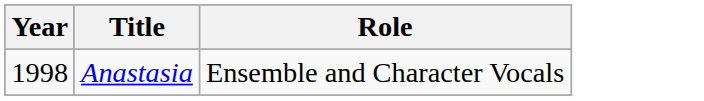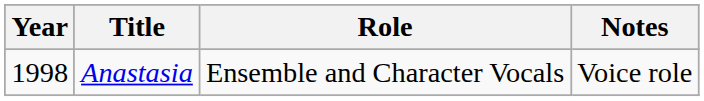+ column: (635, 26)
